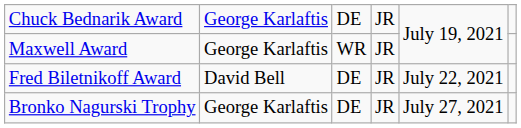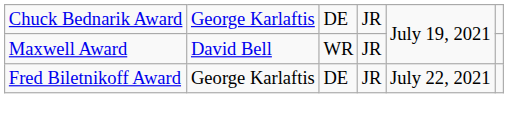(266, 48) George Karlaftis -> (231, 48) David Bell
(245, 78) David Bell -> (253, 78) George Karlaftis
- row: (102, 107)
